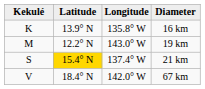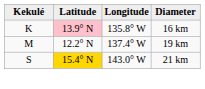(78, 28) no background -> (78, 28) pink background
(127, 44) 143.0° W -> (127, 44) 137.4° W
(127, 60) 137.4° W -> (127, 60) 143.0° W
- row: (175, 76)
